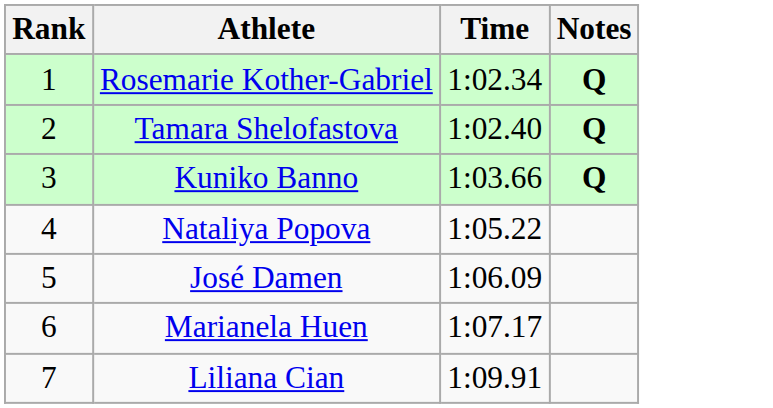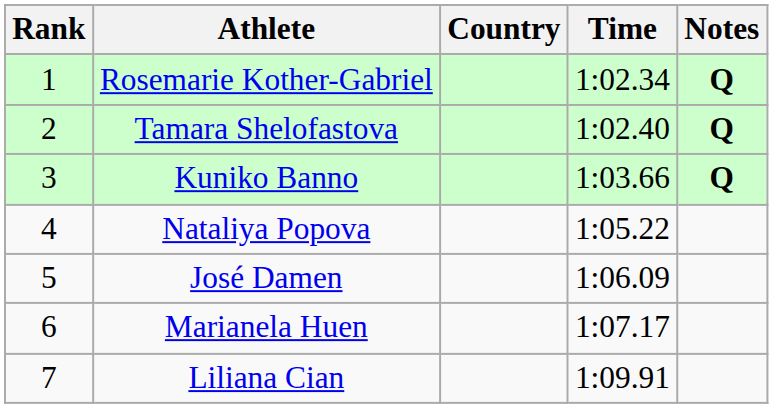+ column: (504, 29)
